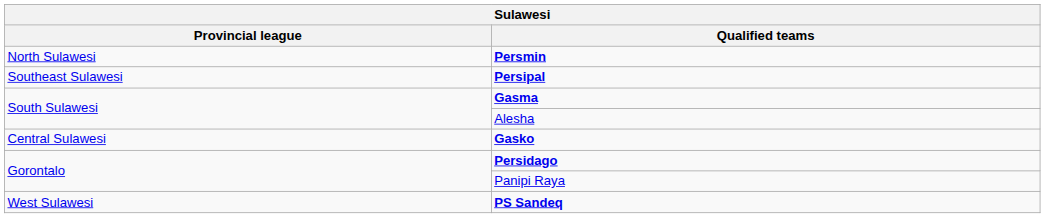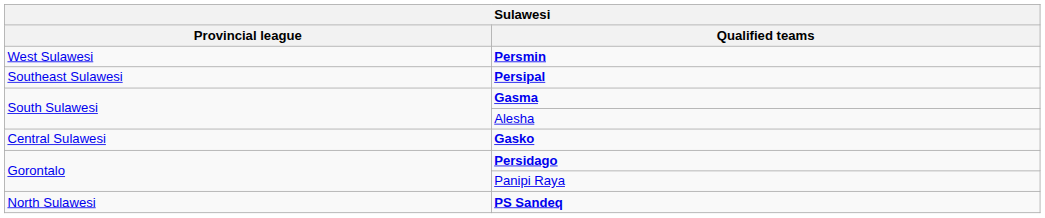(52, 56) North Sulawesi -> (50, 56) West Sulawesi
(50, 202) West Sulawesi -> (52, 202) North Sulawesi
